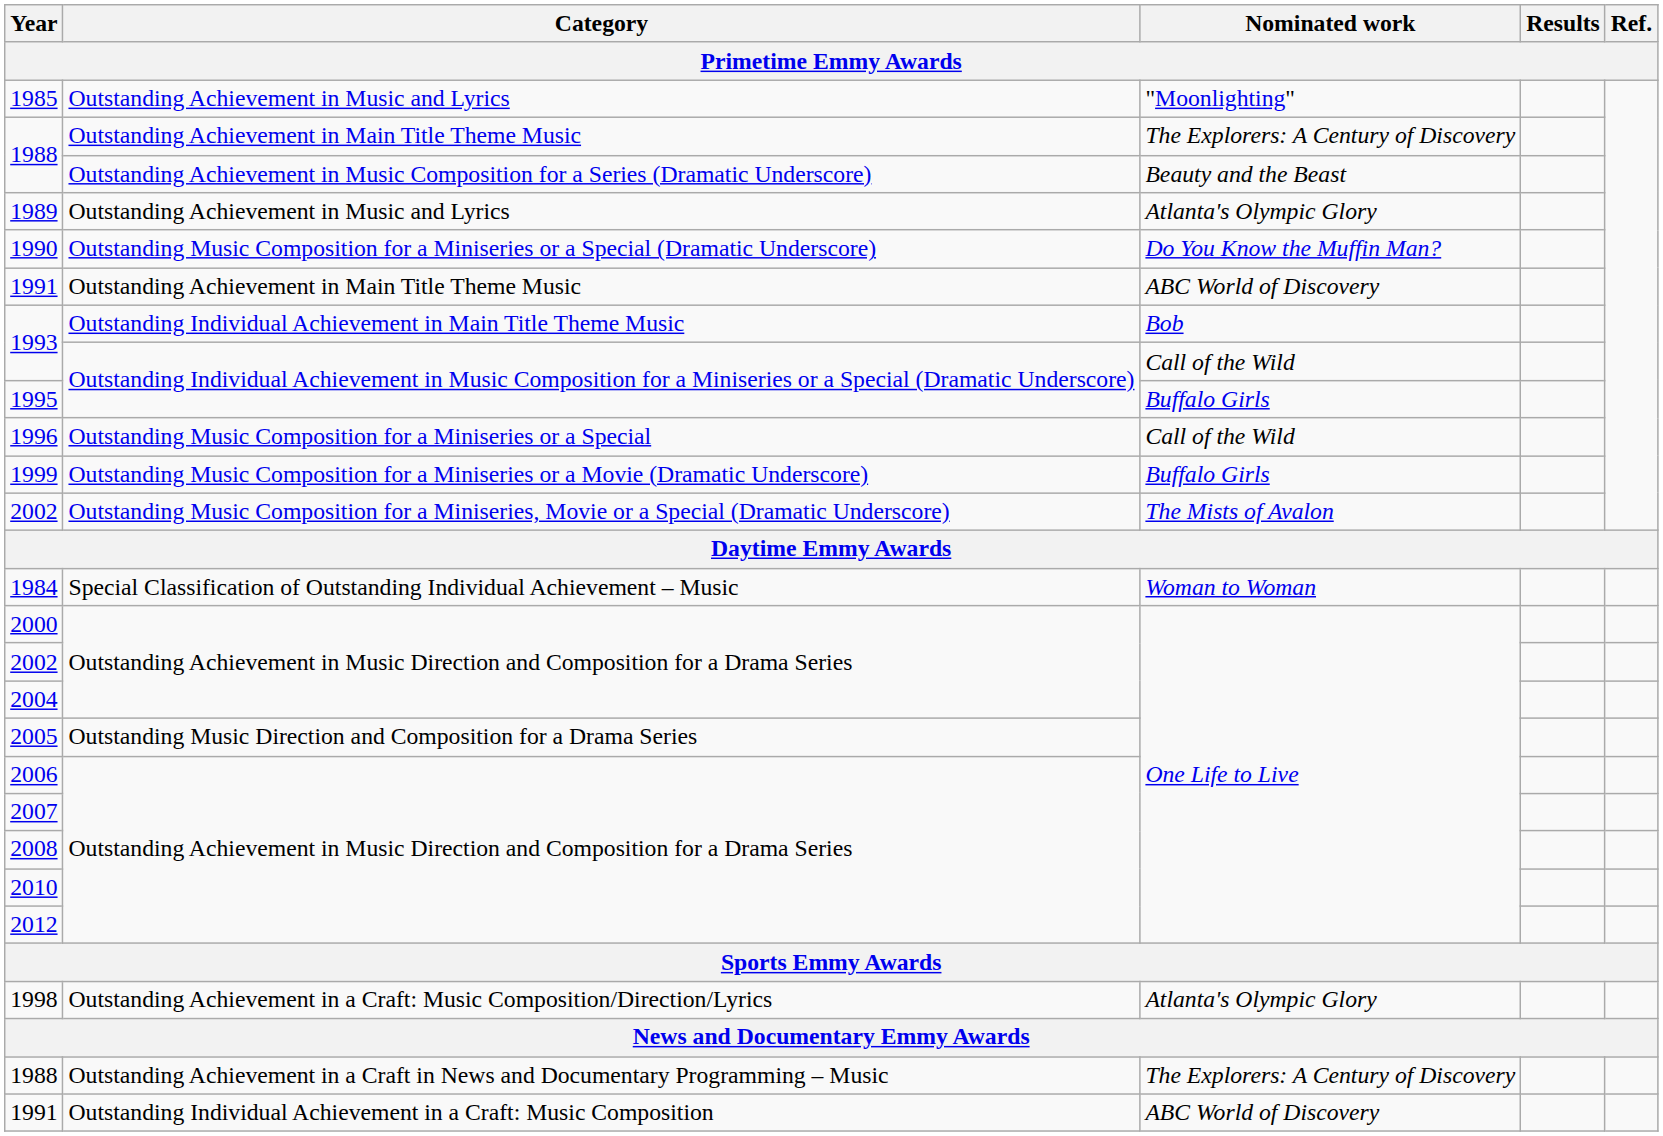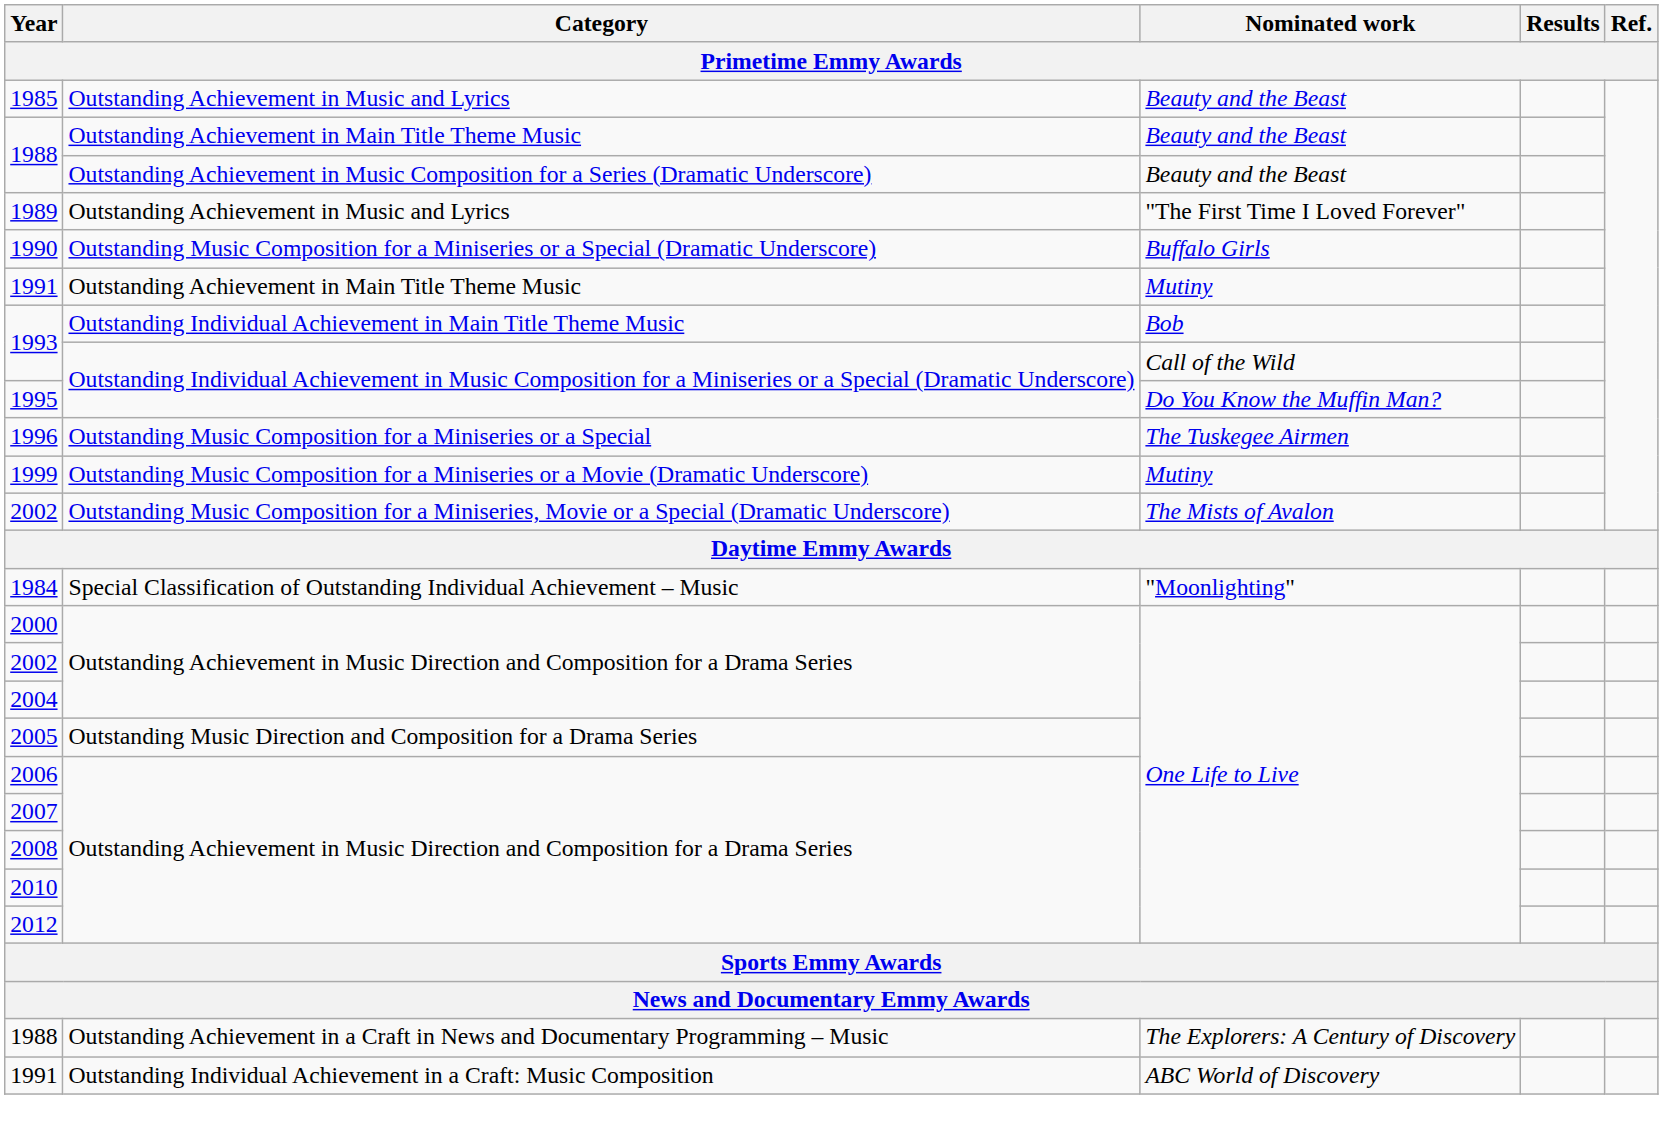(1220, 98) "Moonlighting" -> (1246, 98) Beauty and the Beast
(1330, 135) The Explorers: A Century of Discovery -> (1246, 135) Beauty and the Beast
(1261, 211) Atlanta's Olympic Glory -> (1305, 211) "The First Time I Loved Forever"
(1293, 248) Do You Know the Muffin Man? -> (1208, 248) Buffalo Girls
(1262, 286) ABC World of Discovery -> (1179, 286) Mutiny
(1208, 398) Buffalo Girls -> (1293, 398) Do You Know the Muffin Man?
(1220, 436) Call of the Wild -> (1247, 436) The Tuskegee Airmen
(1208, 473) Buffalo Girls -> (1179, 473) Mutiny
(1231, 586) Woman to Woman -> (1220, 586) "Moonlighting"
- row: (34, 999)
